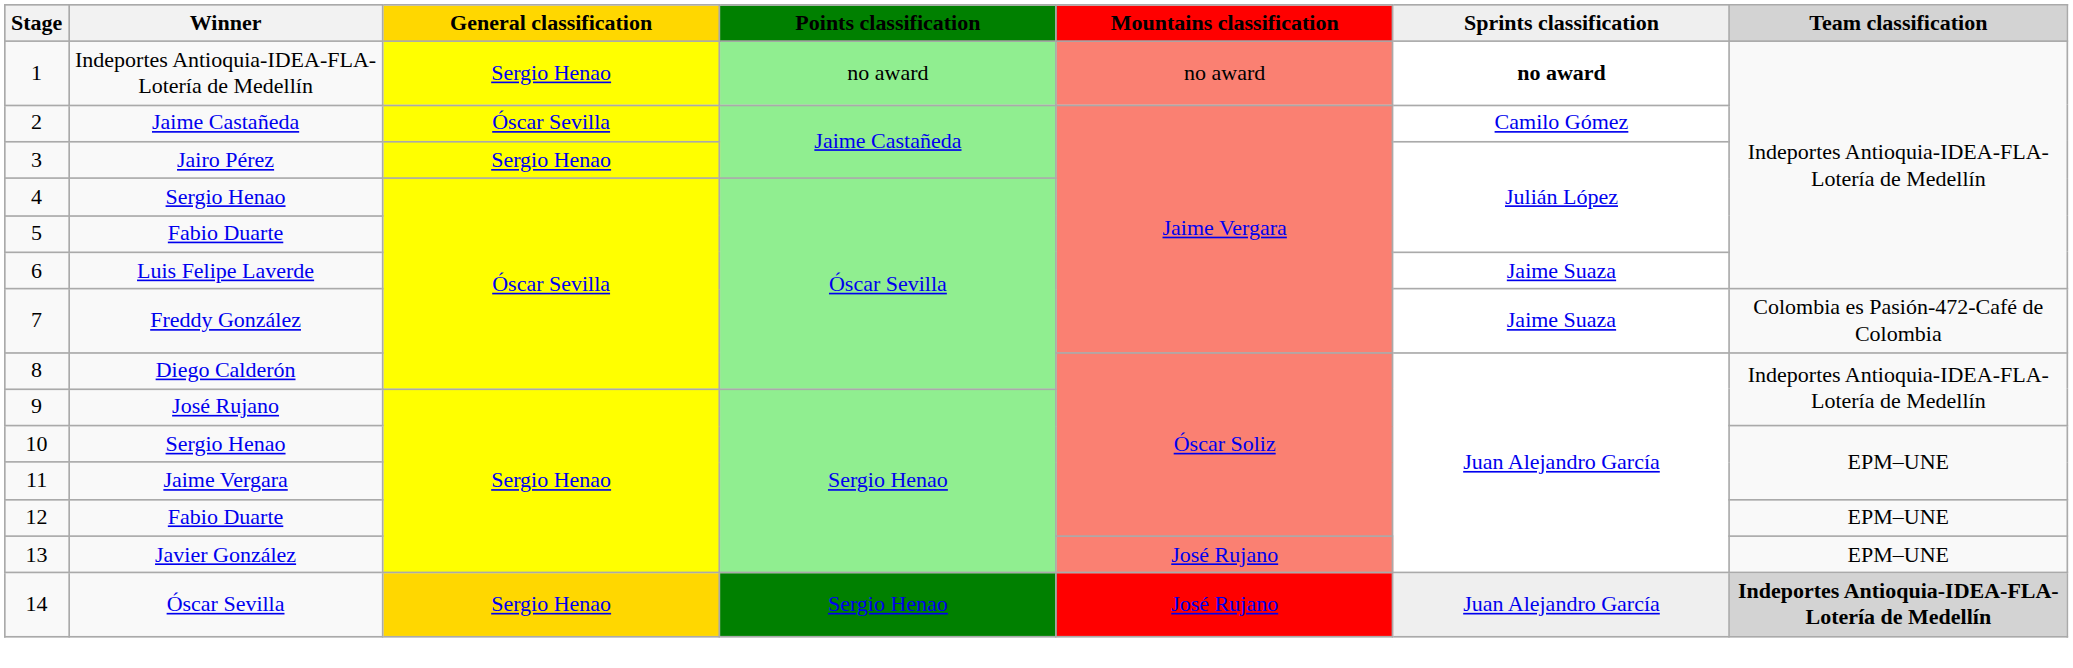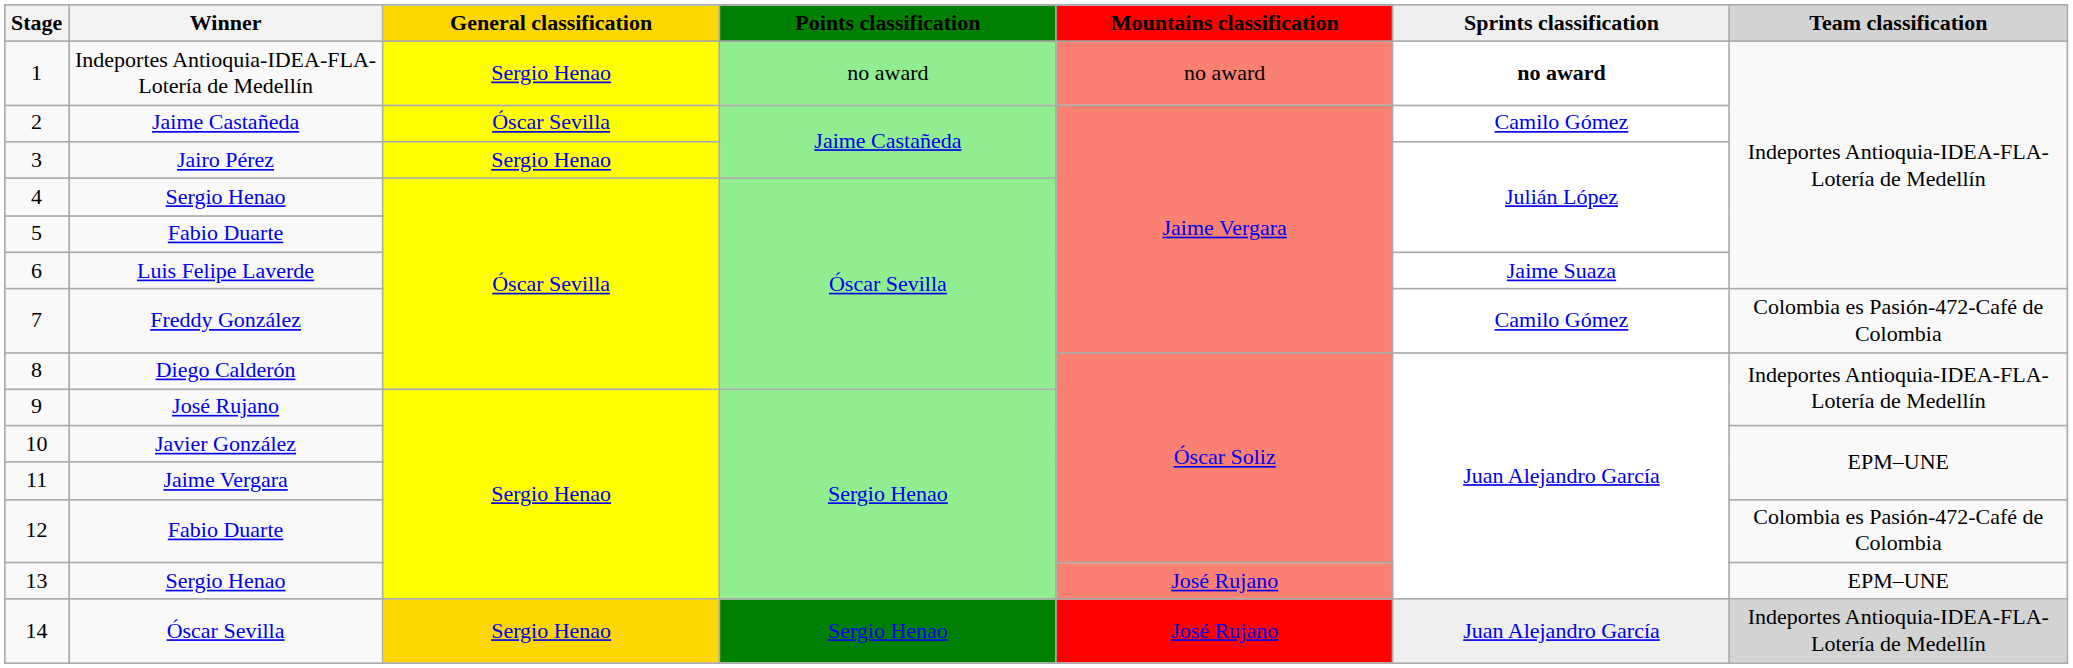(1561, 320) Jaime Suaza -> (1561, 320) Camilo Gómez
(226, 444) Sergio Henao -> (226, 444) Javier González
(1898, 517) EPM–UNE -> (1898, 531) Colombia es Pasión-472-Café de Colombia
(226, 554) Javier González -> (226, 581) Sergio Henao
(1898, 604) bold -> (1898, 631) normal
